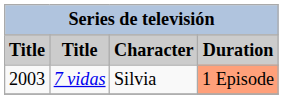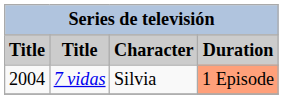(27, 79) 2003 -> (27, 79) 2004
